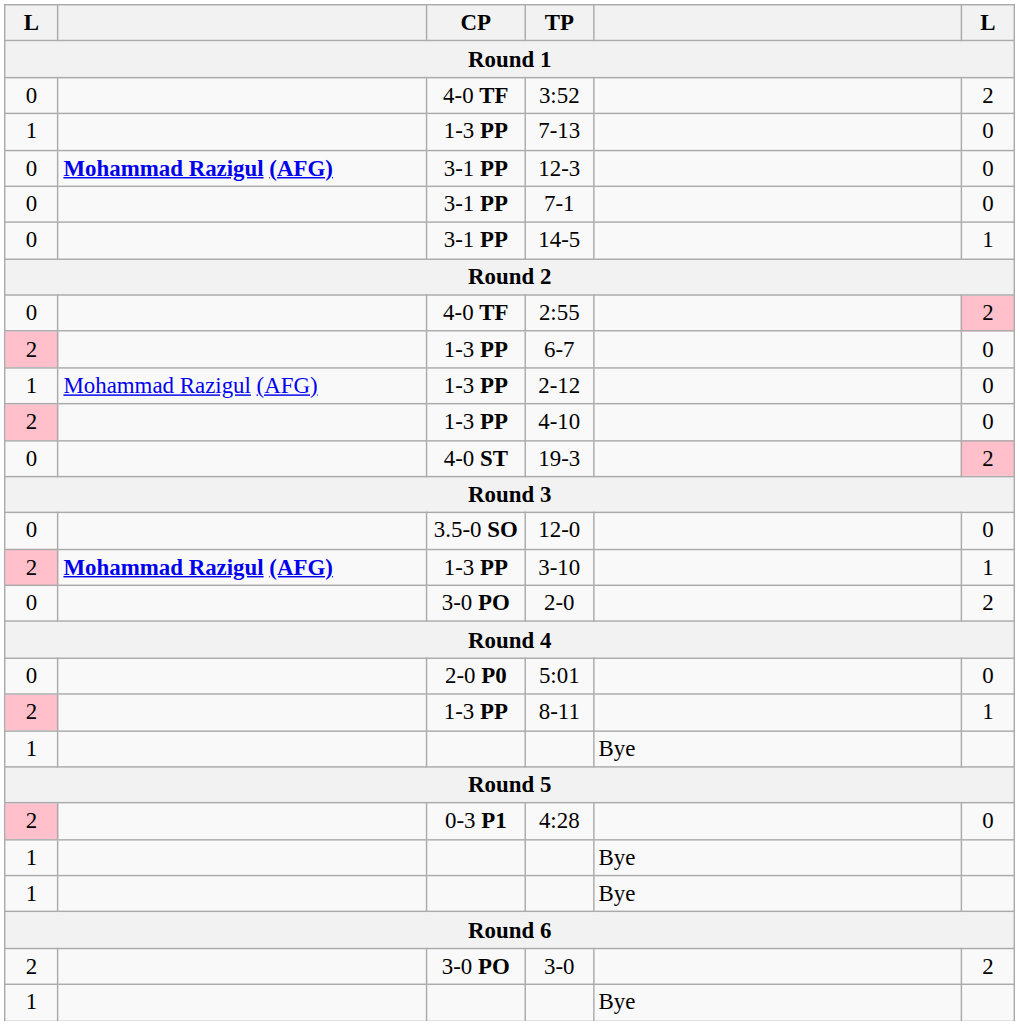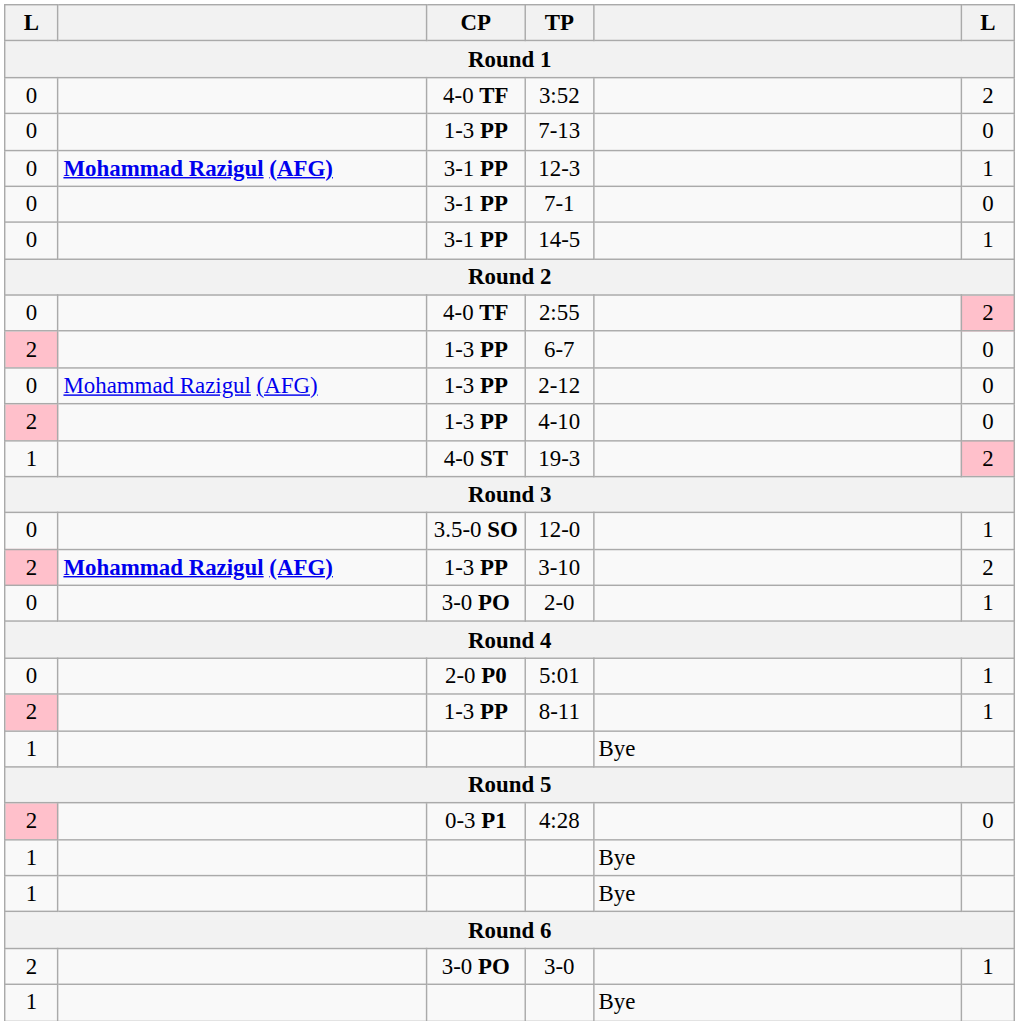(31, 131) 1 -> (31, 131) 0
(988, 167) 0 -> (988, 167) 1
(31, 385) 1 -> (31, 385) 0
(31, 458) 0 -> (31, 458) 1
(988, 530) 0 -> (988, 530) 1
(988, 566) 1 -> (988, 566) 2
(988, 603) 2 -> (988, 603) 1
(988, 675) 0 -> (988, 675) 1
(988, 966) 2 -> (988, 966) 1
